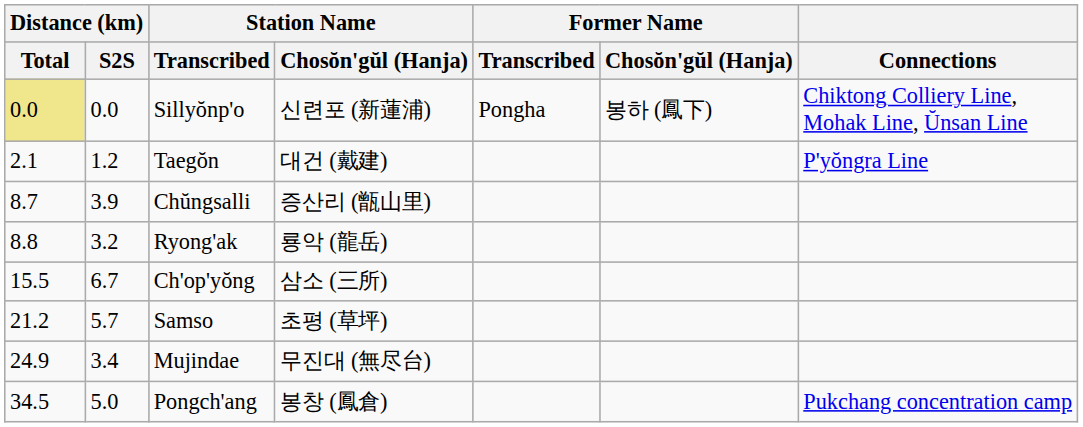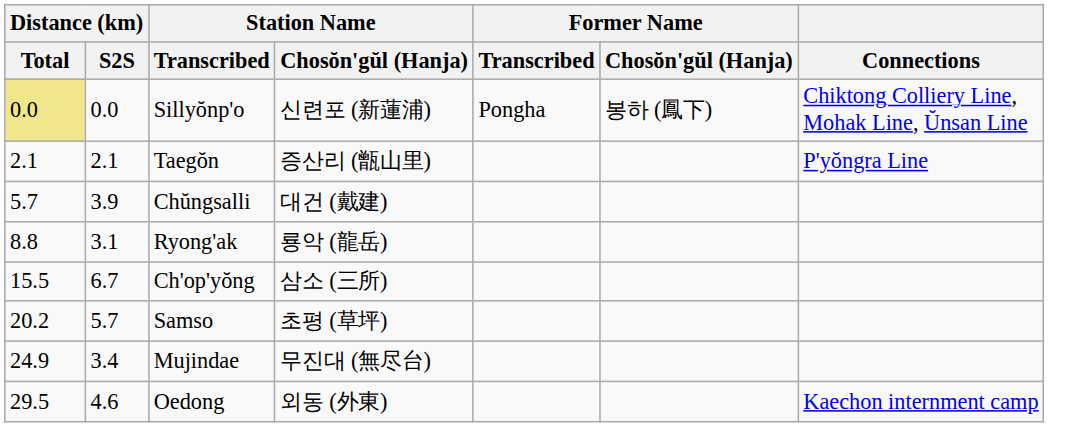(104, 161) 1.2 -> (104, 161) 2.1
(334, 161) 대건 (戴建) -> (356, 161) 증산리 (甑山里)
(24, 201) 8.7 -> (24, 201) 5.7
(356, 201) 증산리 (甑山里) -> (334, 201) 대건 (戴建)
(104, 241) 3.2 -> (104, 241) 3.1
(30, 321) 21.2 -> (30, 321) 20.2
+ row: (189, 401)
- row: (205, 401)
